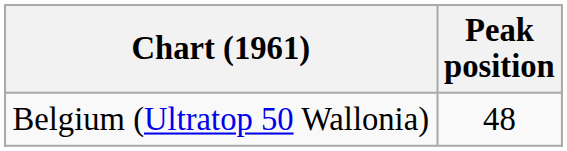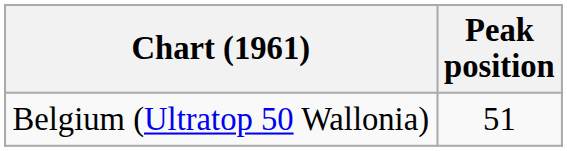(499, 118) 48 -> (499, 118) 51
